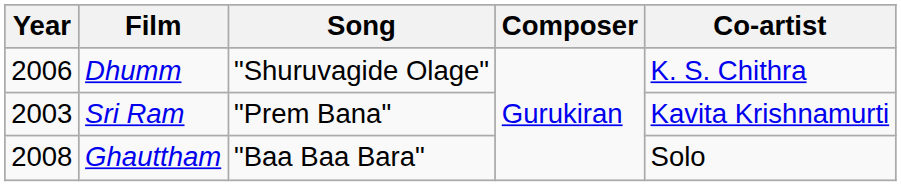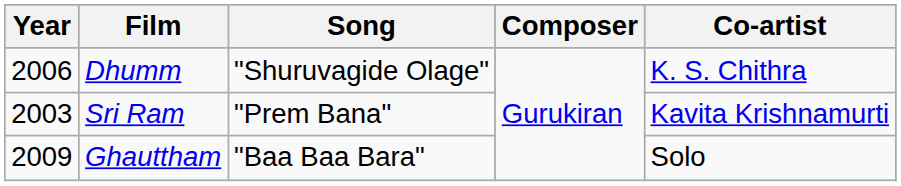(42, 157) 2008 -> (42, 157) 2009
